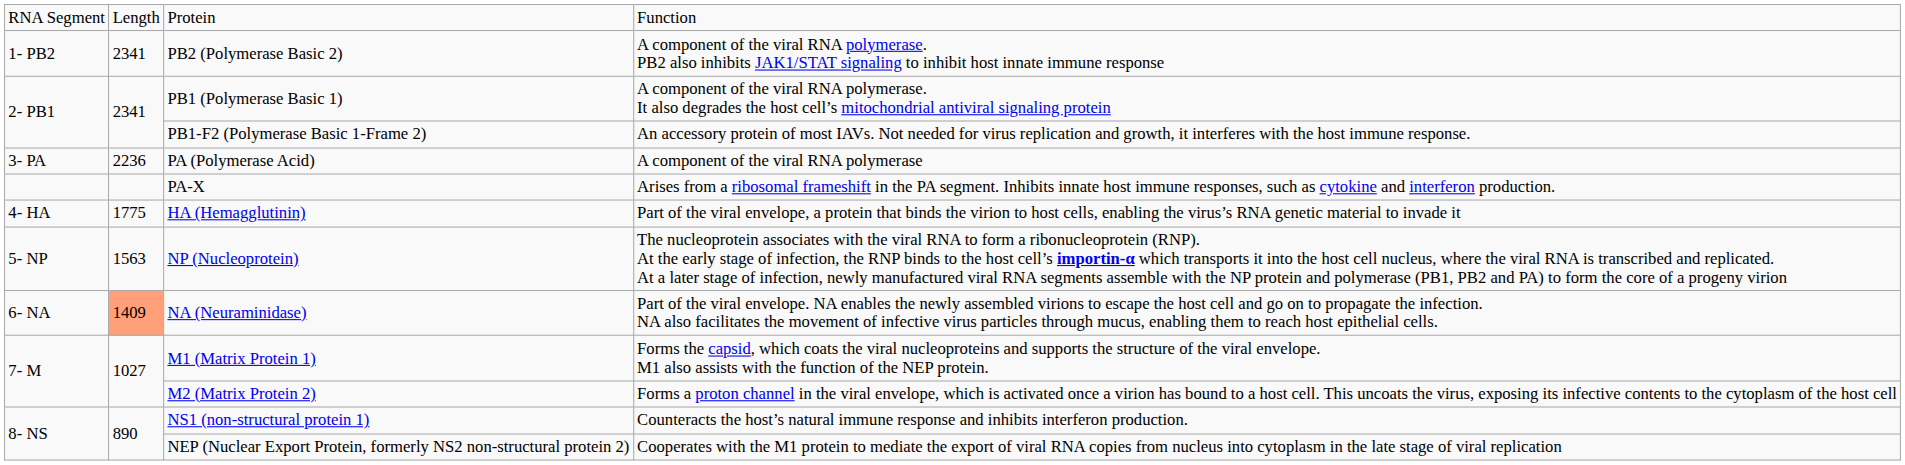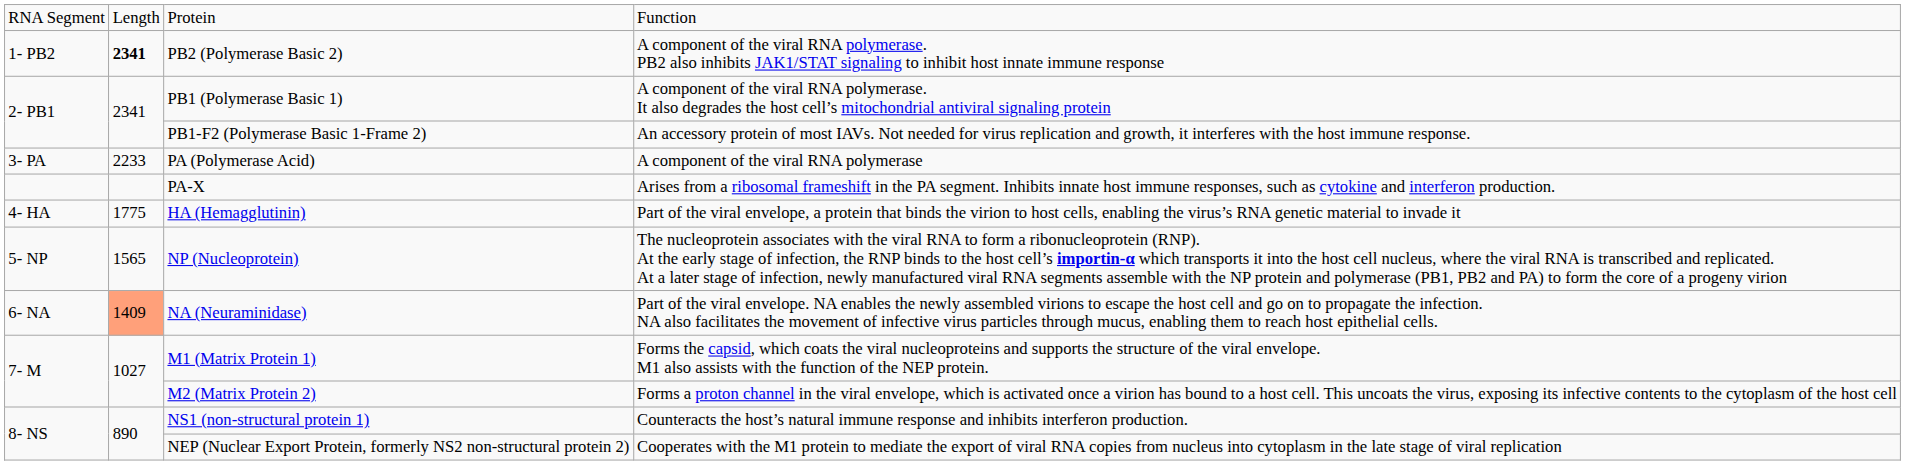(129, 53) normal -> (129, 53) bold
(129, 160) 2236 -> (129, 160) 2233
(129, 258) 1563 -> (129, 258) 1565
